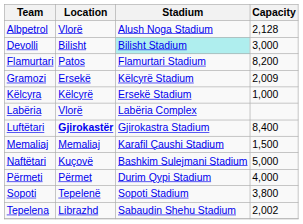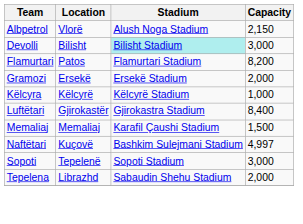(265, 29) 2,128 -> (261, 29) 2,150
(156, 78) Këlcyrë Stadium -> (150, 78) Ersekë Stadium
(265, 78) 2,009 -> (261, 78) 2,000
(155, 95) Ersekë Stadium -> (151, 95) Këlcyrë Stadium
- row: (24, 111)
(86, 128) bold -> (83, 111) normal
(265, 161) 5,000 -> (261, 144) 4,997
- row: (25, 177)
(265, 194) 3,800 -> (261, 161) 3,000
(265, 210) 2,002 -> (261, 177) 2,000
